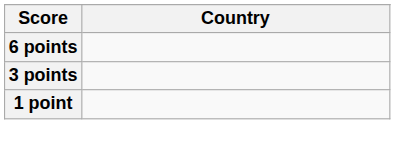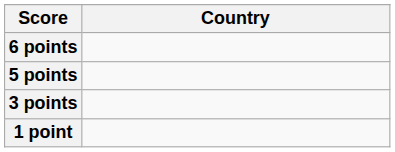+ row: (43, 75)
